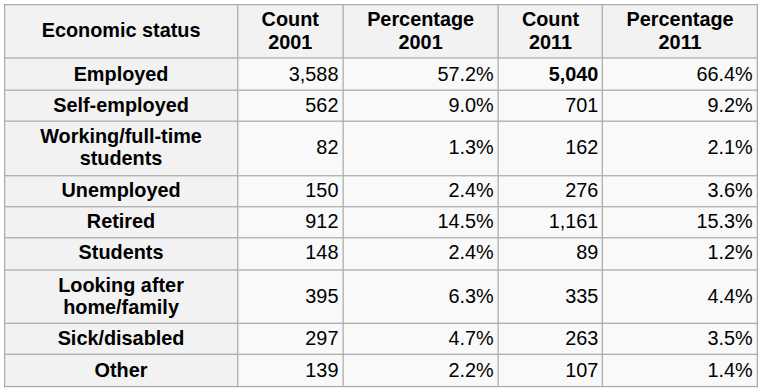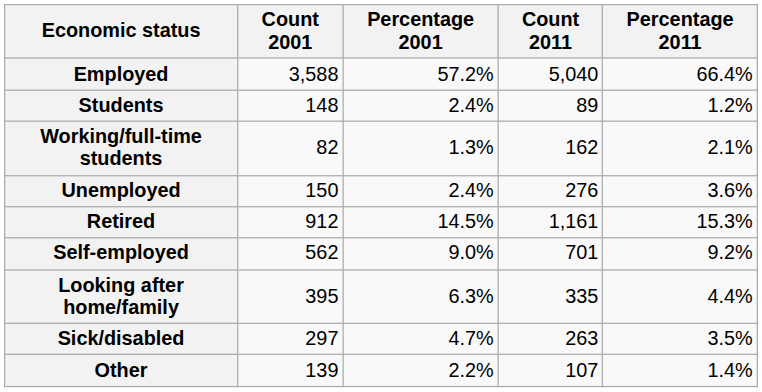(573, 74) bold -> (573, 74) normal
rows swapped: (121, 105) <-> (121, 253)
